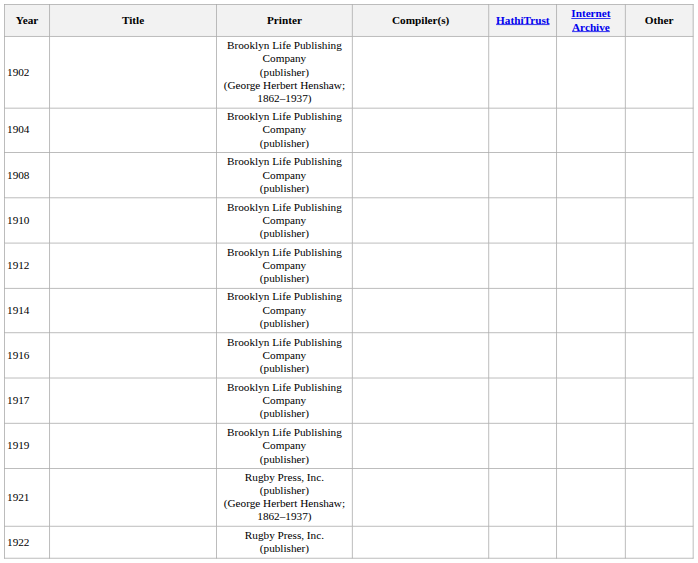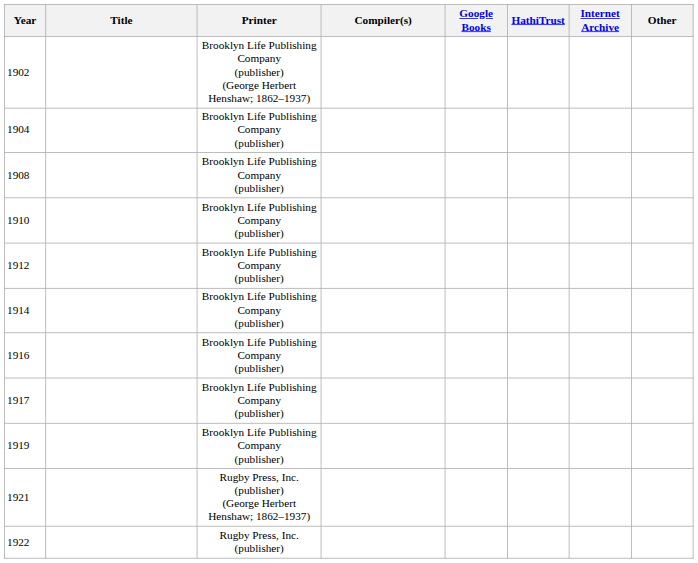+ column: (476, 20)
